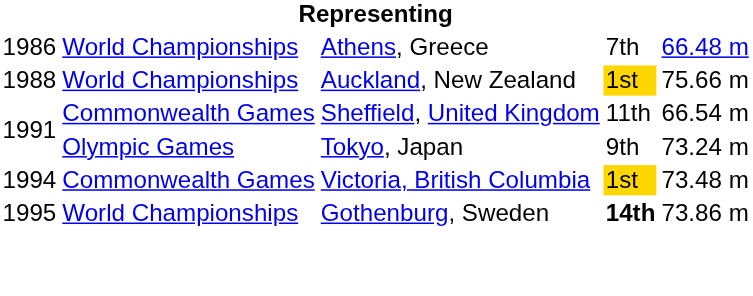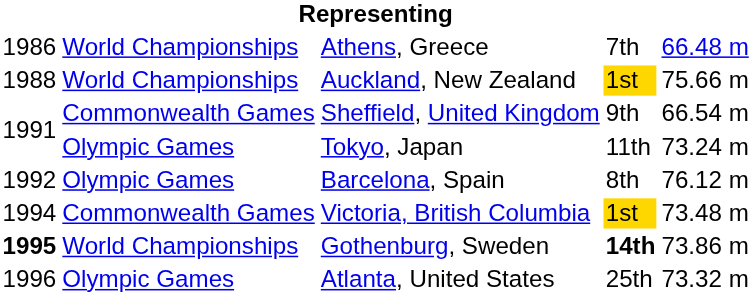(628, 113) 11th -> (623, 113) 9th
(623, 146) 9th -> (628, 146) 11th
+ row: (413, 179)
(29, 213) normal -> (29, 246) bold
+ row: (438, 279)
